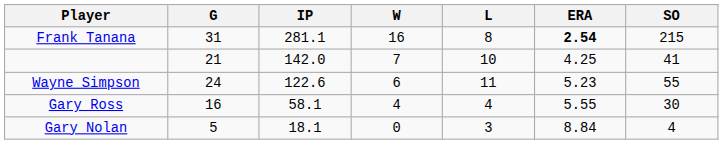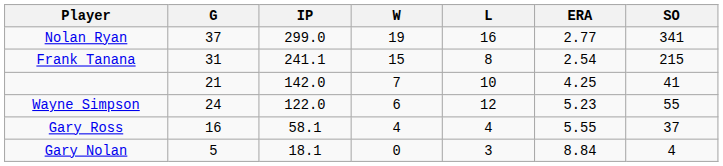+ row: (86, 38)
(305, 38) 281.1 -> (305, 61) 241.1
(397, 38) 16 -> (397, 61) 15
(580, 38) bold -> (580, 61) normal
(305, 83) 122.6 -> (305, 106) 122.0
(488, 83) 11 -> (488, 106) 12
(672, 106) 30 -> (672, 128) 37
